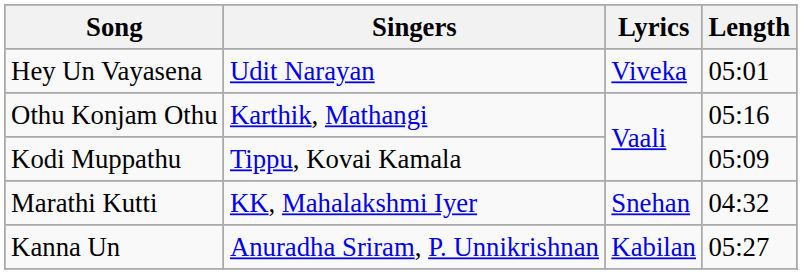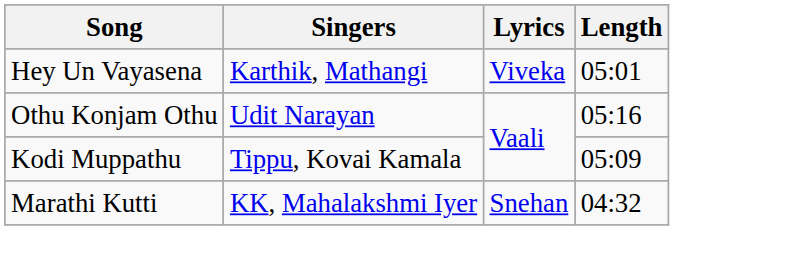(302, 70) Udit Narayan -> (329, 70) Karthik, Mathangi
(329, 114) Karthik, Mathangi -> (302, 114) Udit Narayan
- row: (66, 247)
